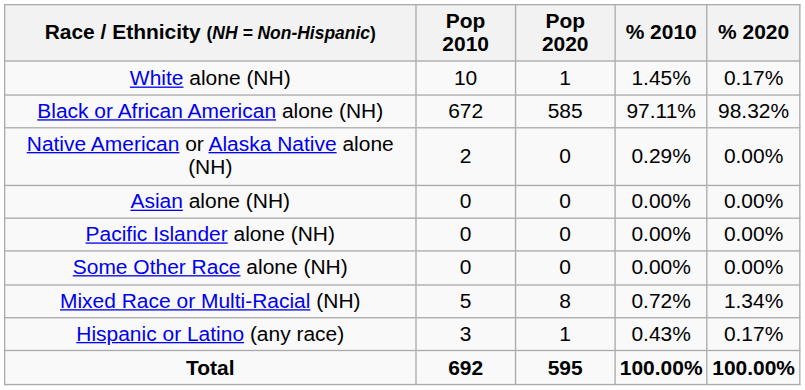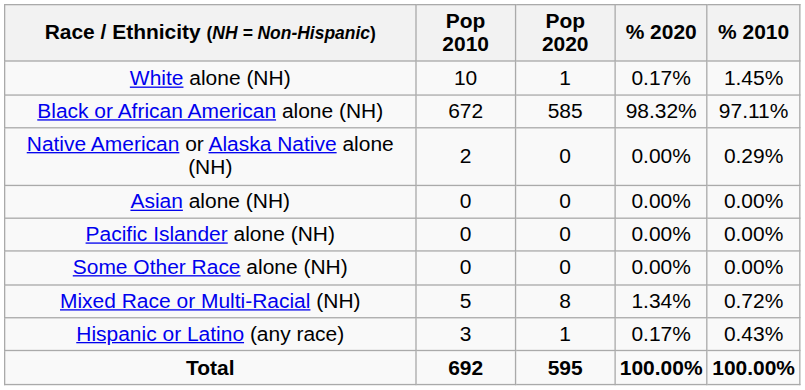columns swapped: (661, 32) <-> (754, 32)
